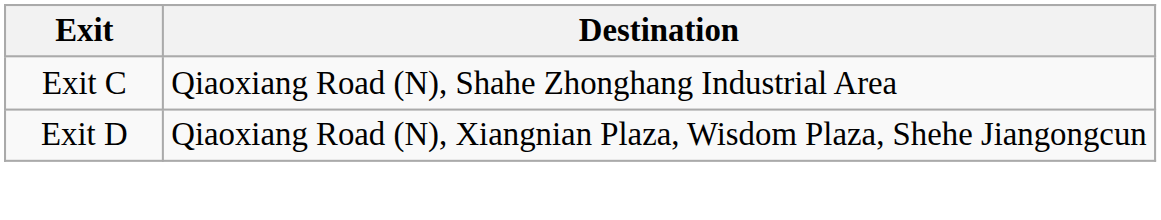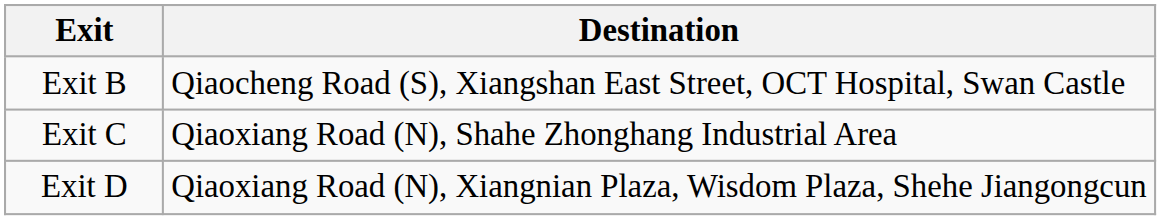+ row: (84, 82)
